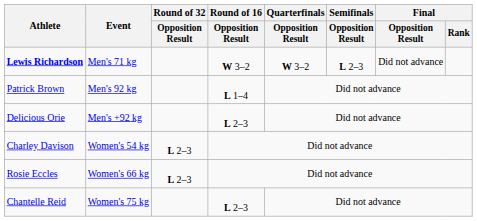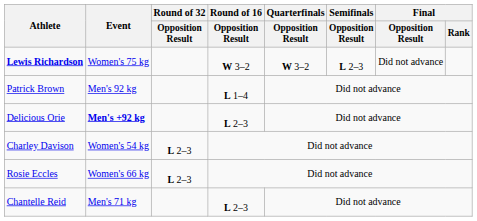(112, 61) Men's 71 kg -> (118, 61) Women's 75 kg
(115, 118) normal -> (116, 118) bold
(118, 202) Women's 75 kg -> (112, 202) Men's 71 kg
